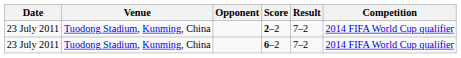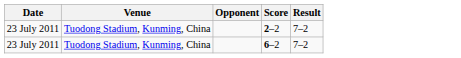- column: (390, 12)
